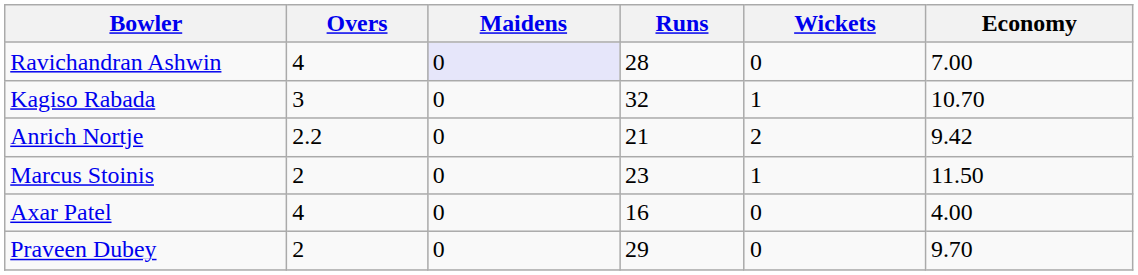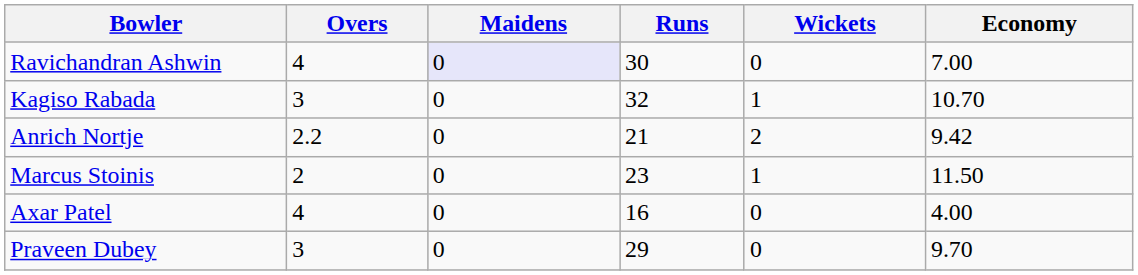(637, 61) 28 -> (637, 61) 30
(298, 250) 2 -> (298, 250) 3
